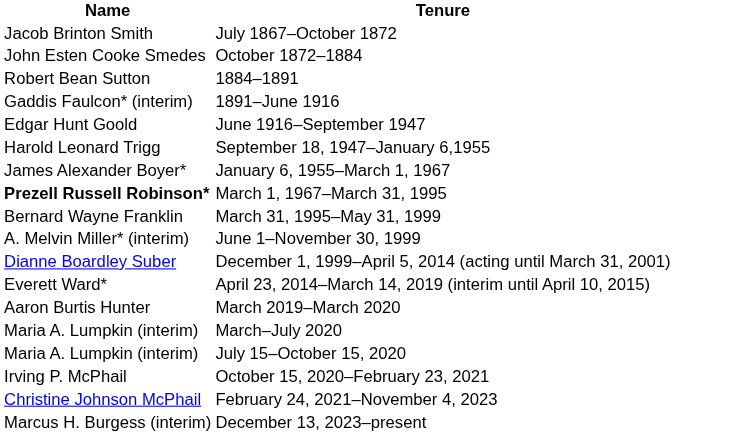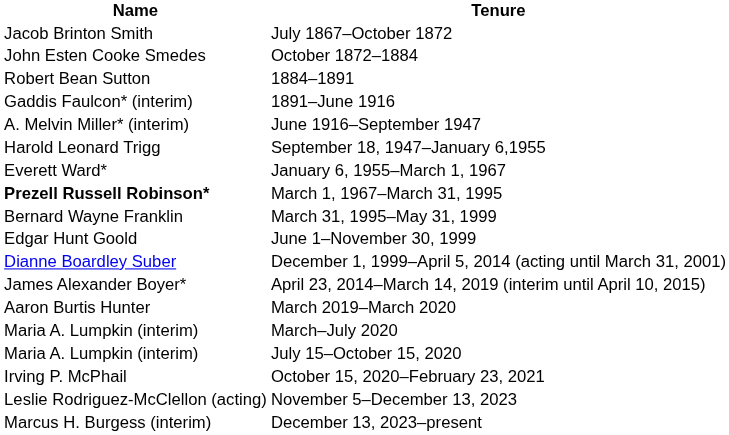(71, 124) Edgar Hunt Goold -> (97, 124) A. Melvin Miller* (interim)
(95, 170) James Alexander Boyer* -> (56, 170) Everett Ward*
(97, 239) A. Melvin Miller* (interim) -> (71, 239) Edgar Hunt Goold
(56, 285) Everett Ward* -> (95, 285) James Alexander Boyer*
- row: (356, 399)
+ row: (394, 399)
